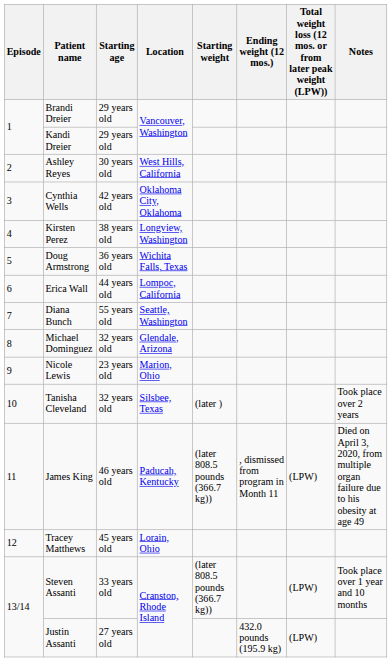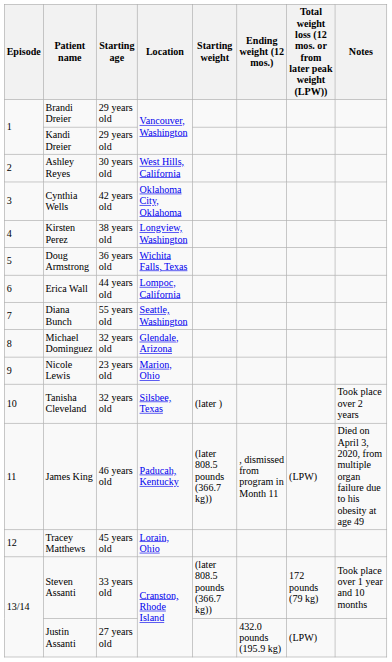(303, 587) (LPW) -> (304, 587) 172 pounds (79 kg)
